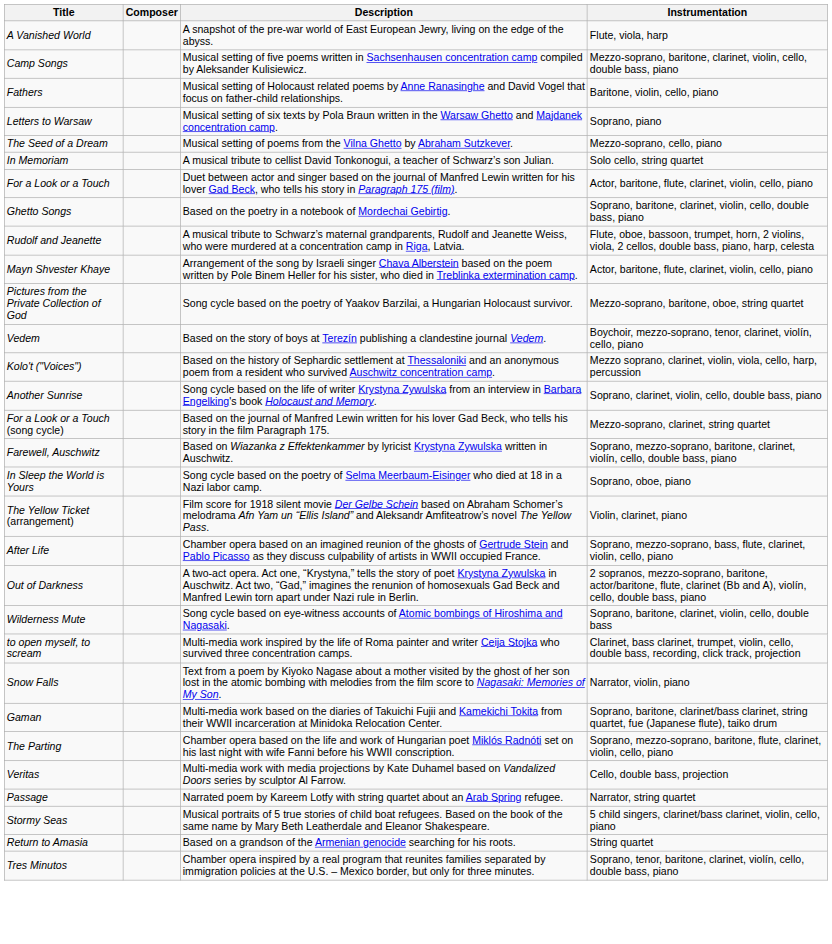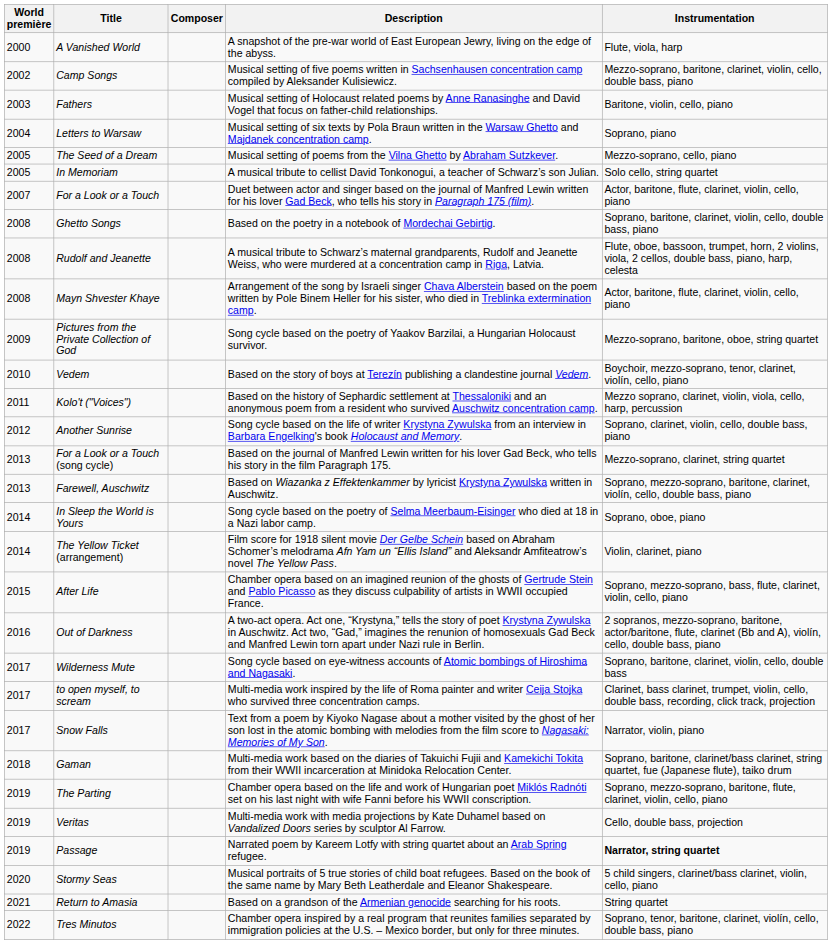+ column: (29, 18)
(643, 797) normal -> (662, 851) bold
